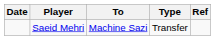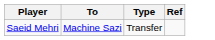- column: (17, 12)
